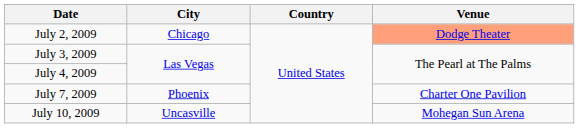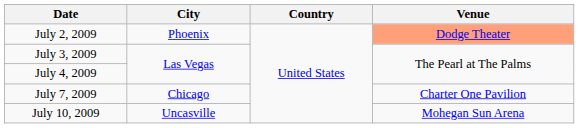(189, 34) Chicago -> (189, 34) Phoenix
(189, 93) Phoenix -> (189, 93) Chicago
